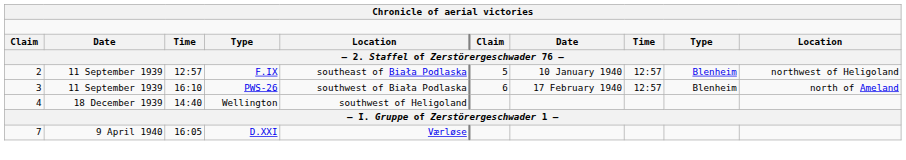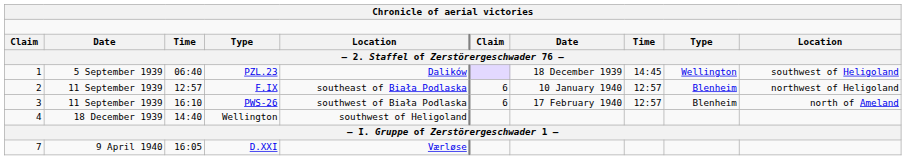+ row: (261, 72)
(505, 72) 5 -> (505, 87) 6
